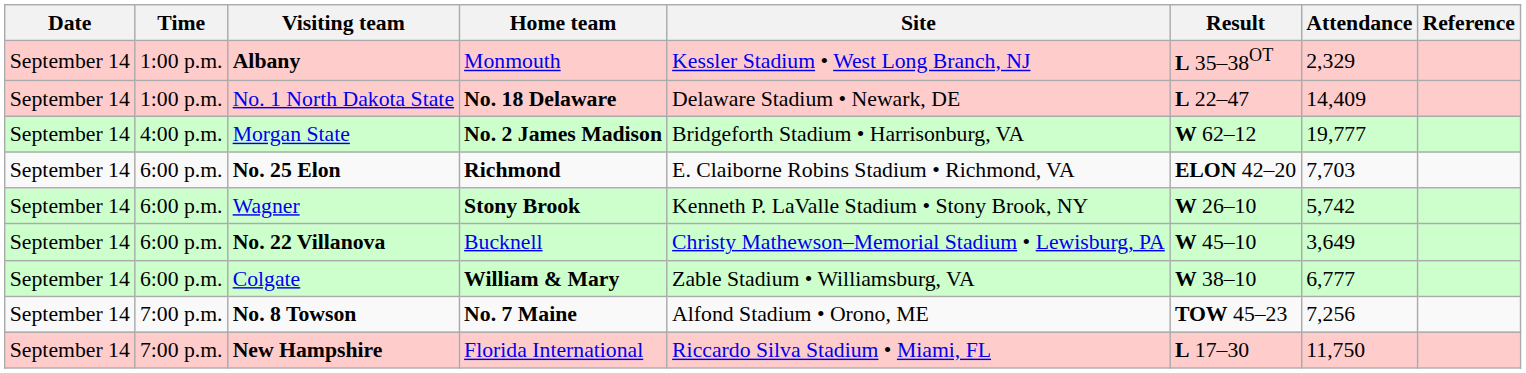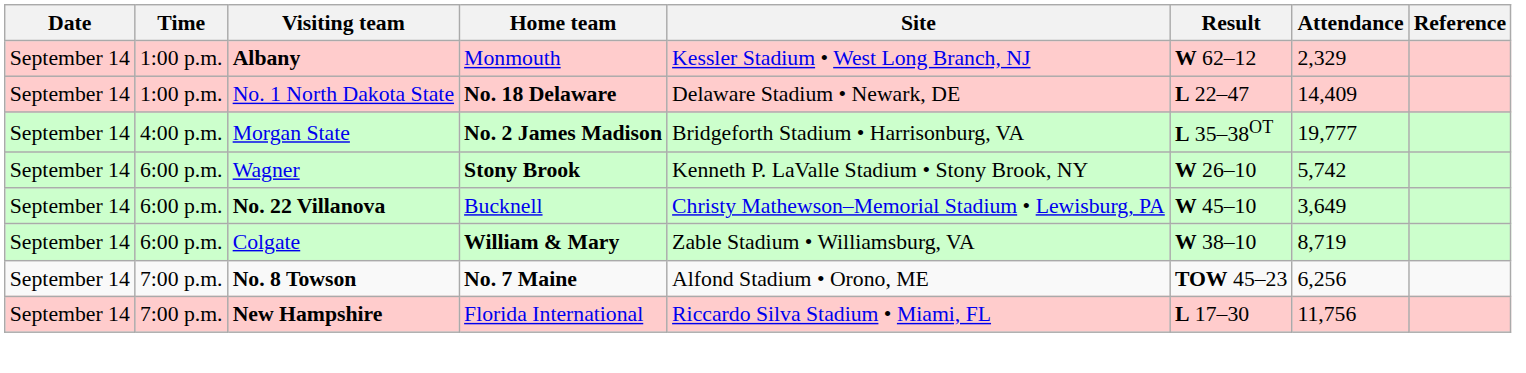(1224, 60) L 35–38OT -> (1216, 58) W 62–12
(1216, 134) W 62–12 -> (1224, 132) L 35–38OT
- row: (287, 170)
(1331, 277) 6,777 -> (1322, 242) 8,719
(1331, 313) 7,256 -> (1322, 277) 6,256
(1336, 349) 11,750 -> (1327, 313) 11,756
